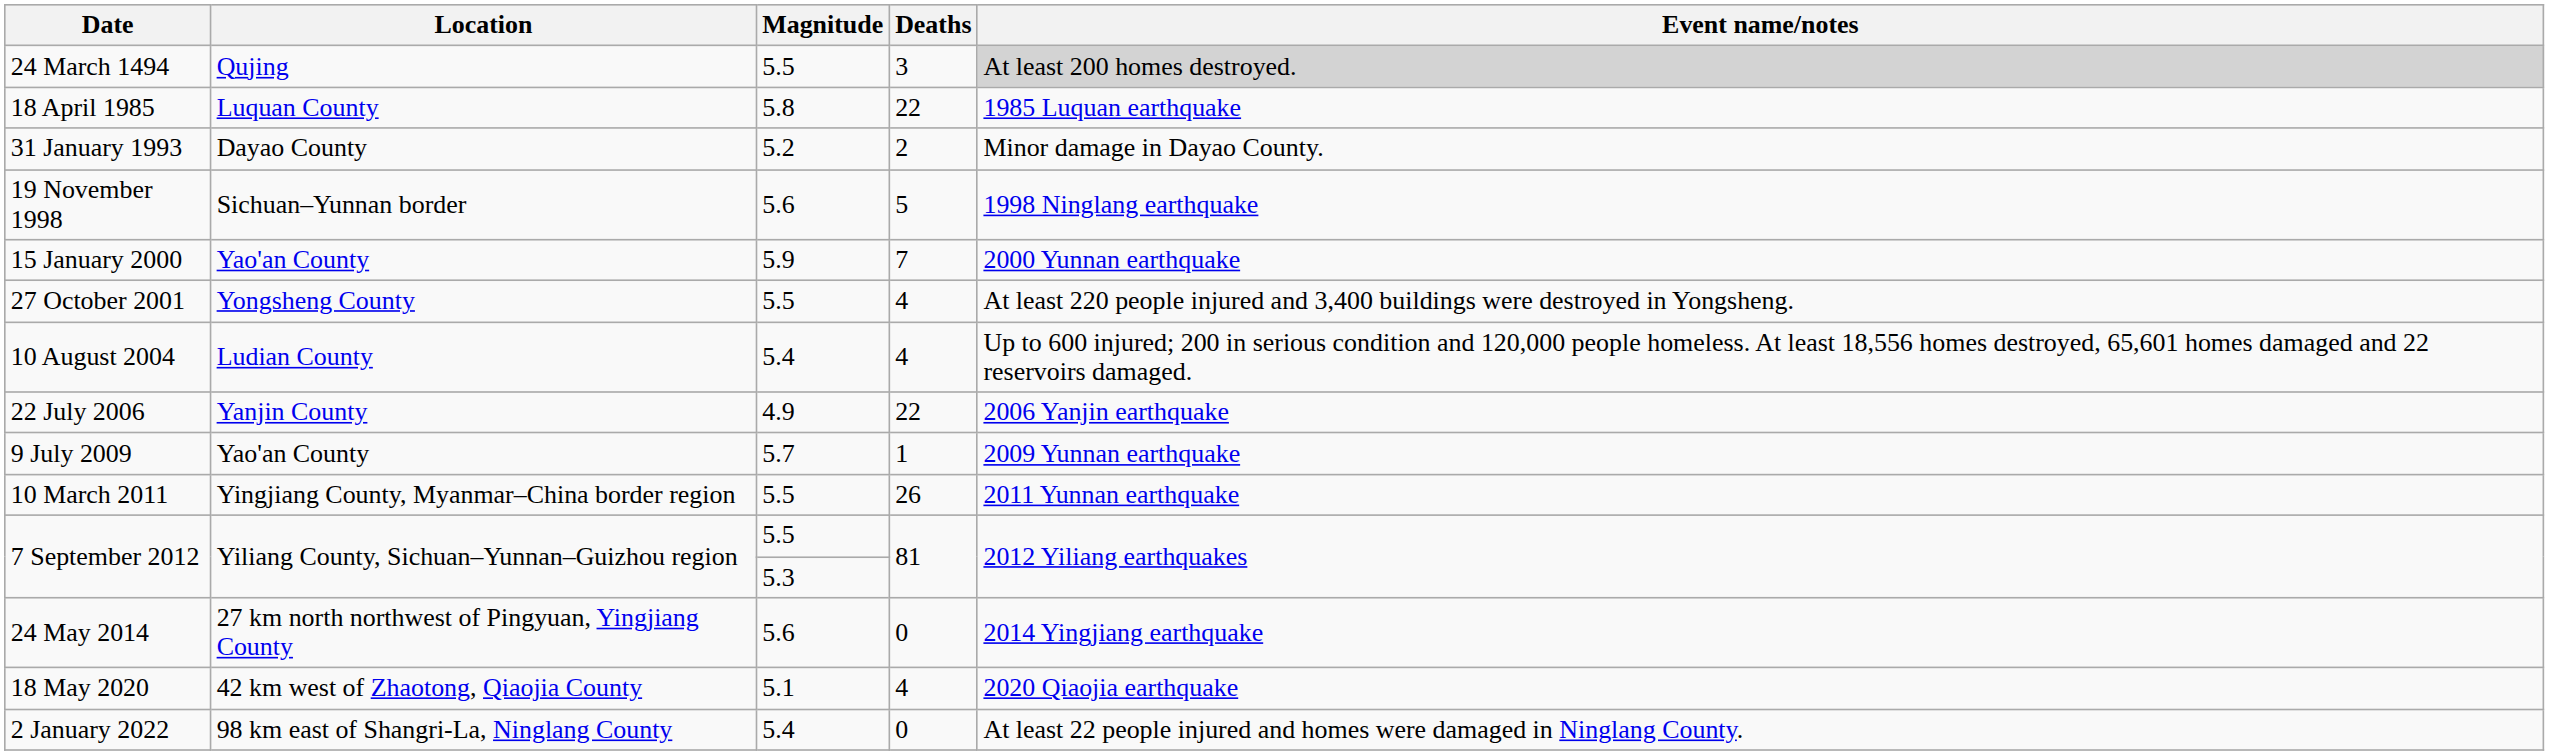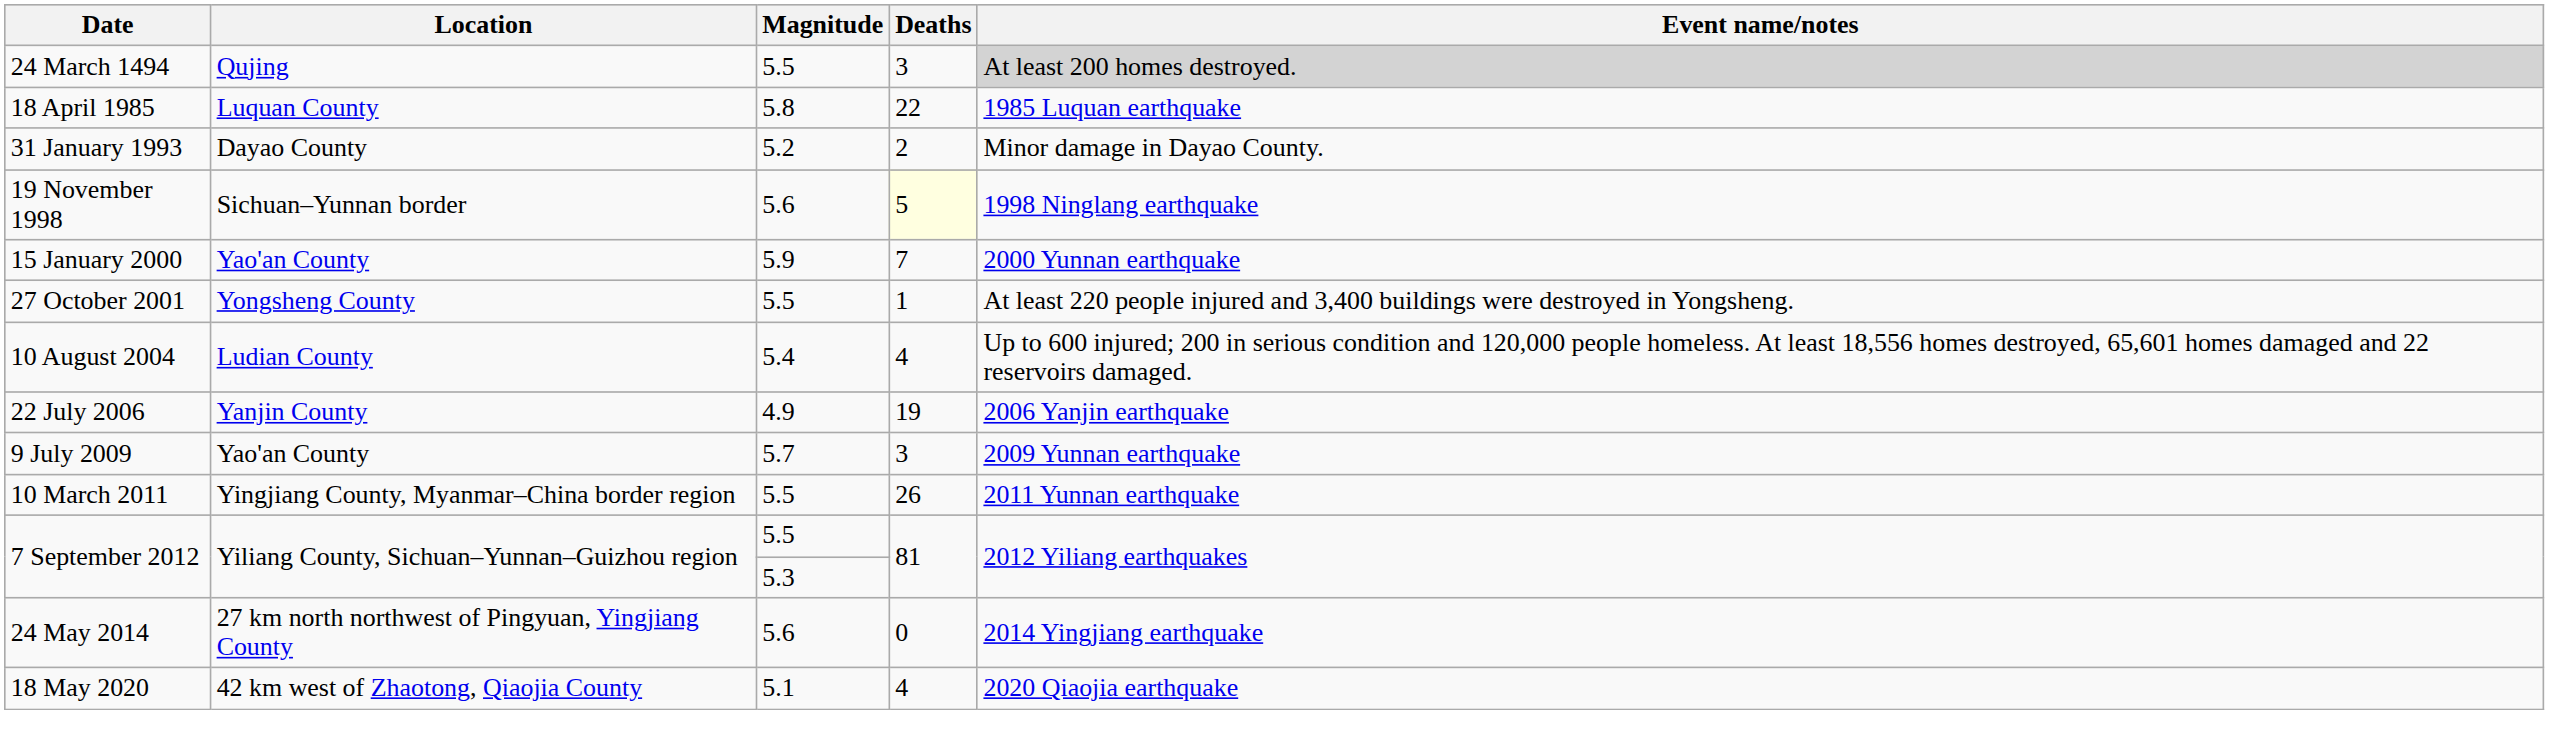(902, 204) no background -> (902, 204) lightyellow background
(902, 300) 4 -> (902, 300) 1
(908, 412) 22 -> (908, 412) 19
(902, 453) 1 -> (902, 453) 3
- row: (90, 729)
